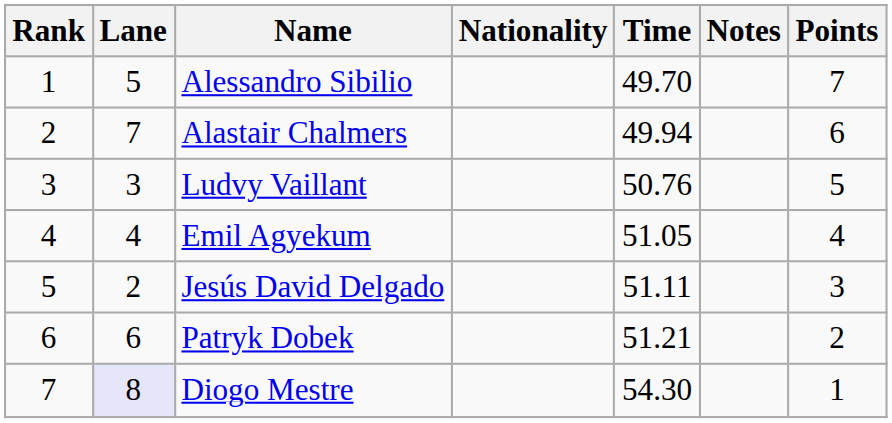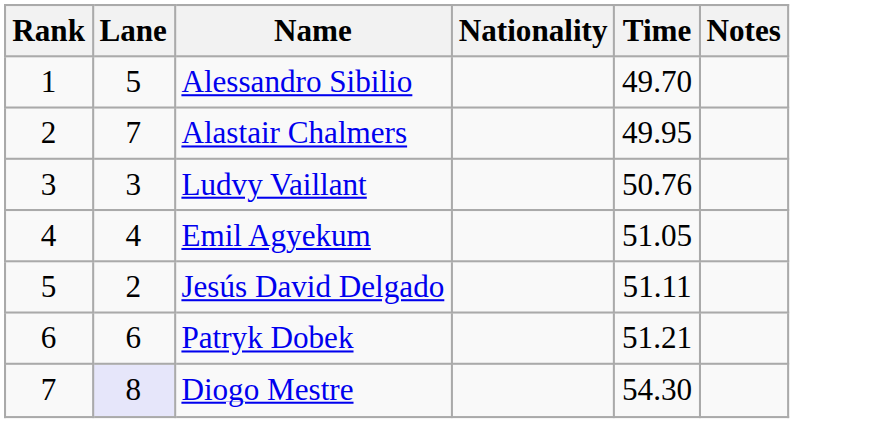- column: (837, 30)
(657, 133) 49.94 -> (657, 133) 49.95
